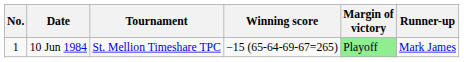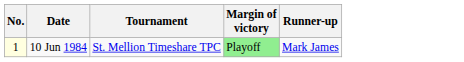- column: (282, 21)
(16, 47) no background -> (16, 47) lightyellow background
